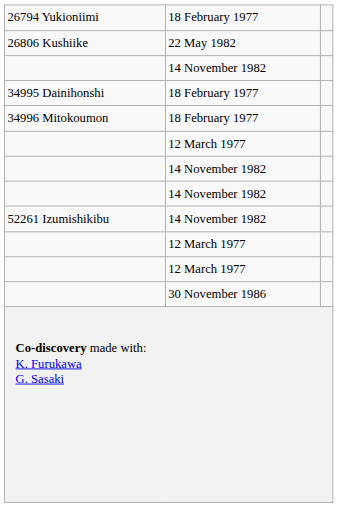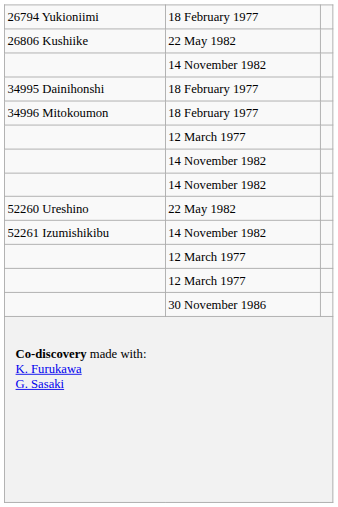+ row: (48, 208)
